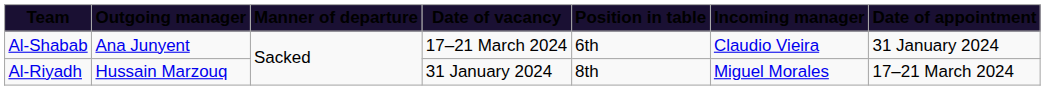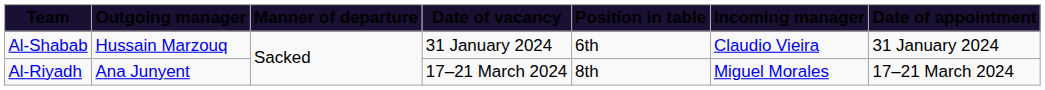(143, 44) Ana Junyent -> (161, 44) Hussain Marzouq
(497, 44) 17–21 March 2024 -> (489, 44) 31 January 2024
(161, 71) Hussain Marzouq -> (143, 71) Ana Junyent
(489, 71) 31 January 2024 -> (497, 71) 17–21 March 2024
